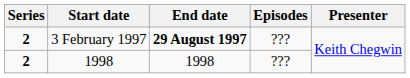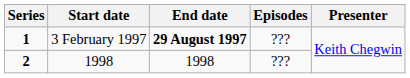(26, 38) 2 -> (26, 38) 1
